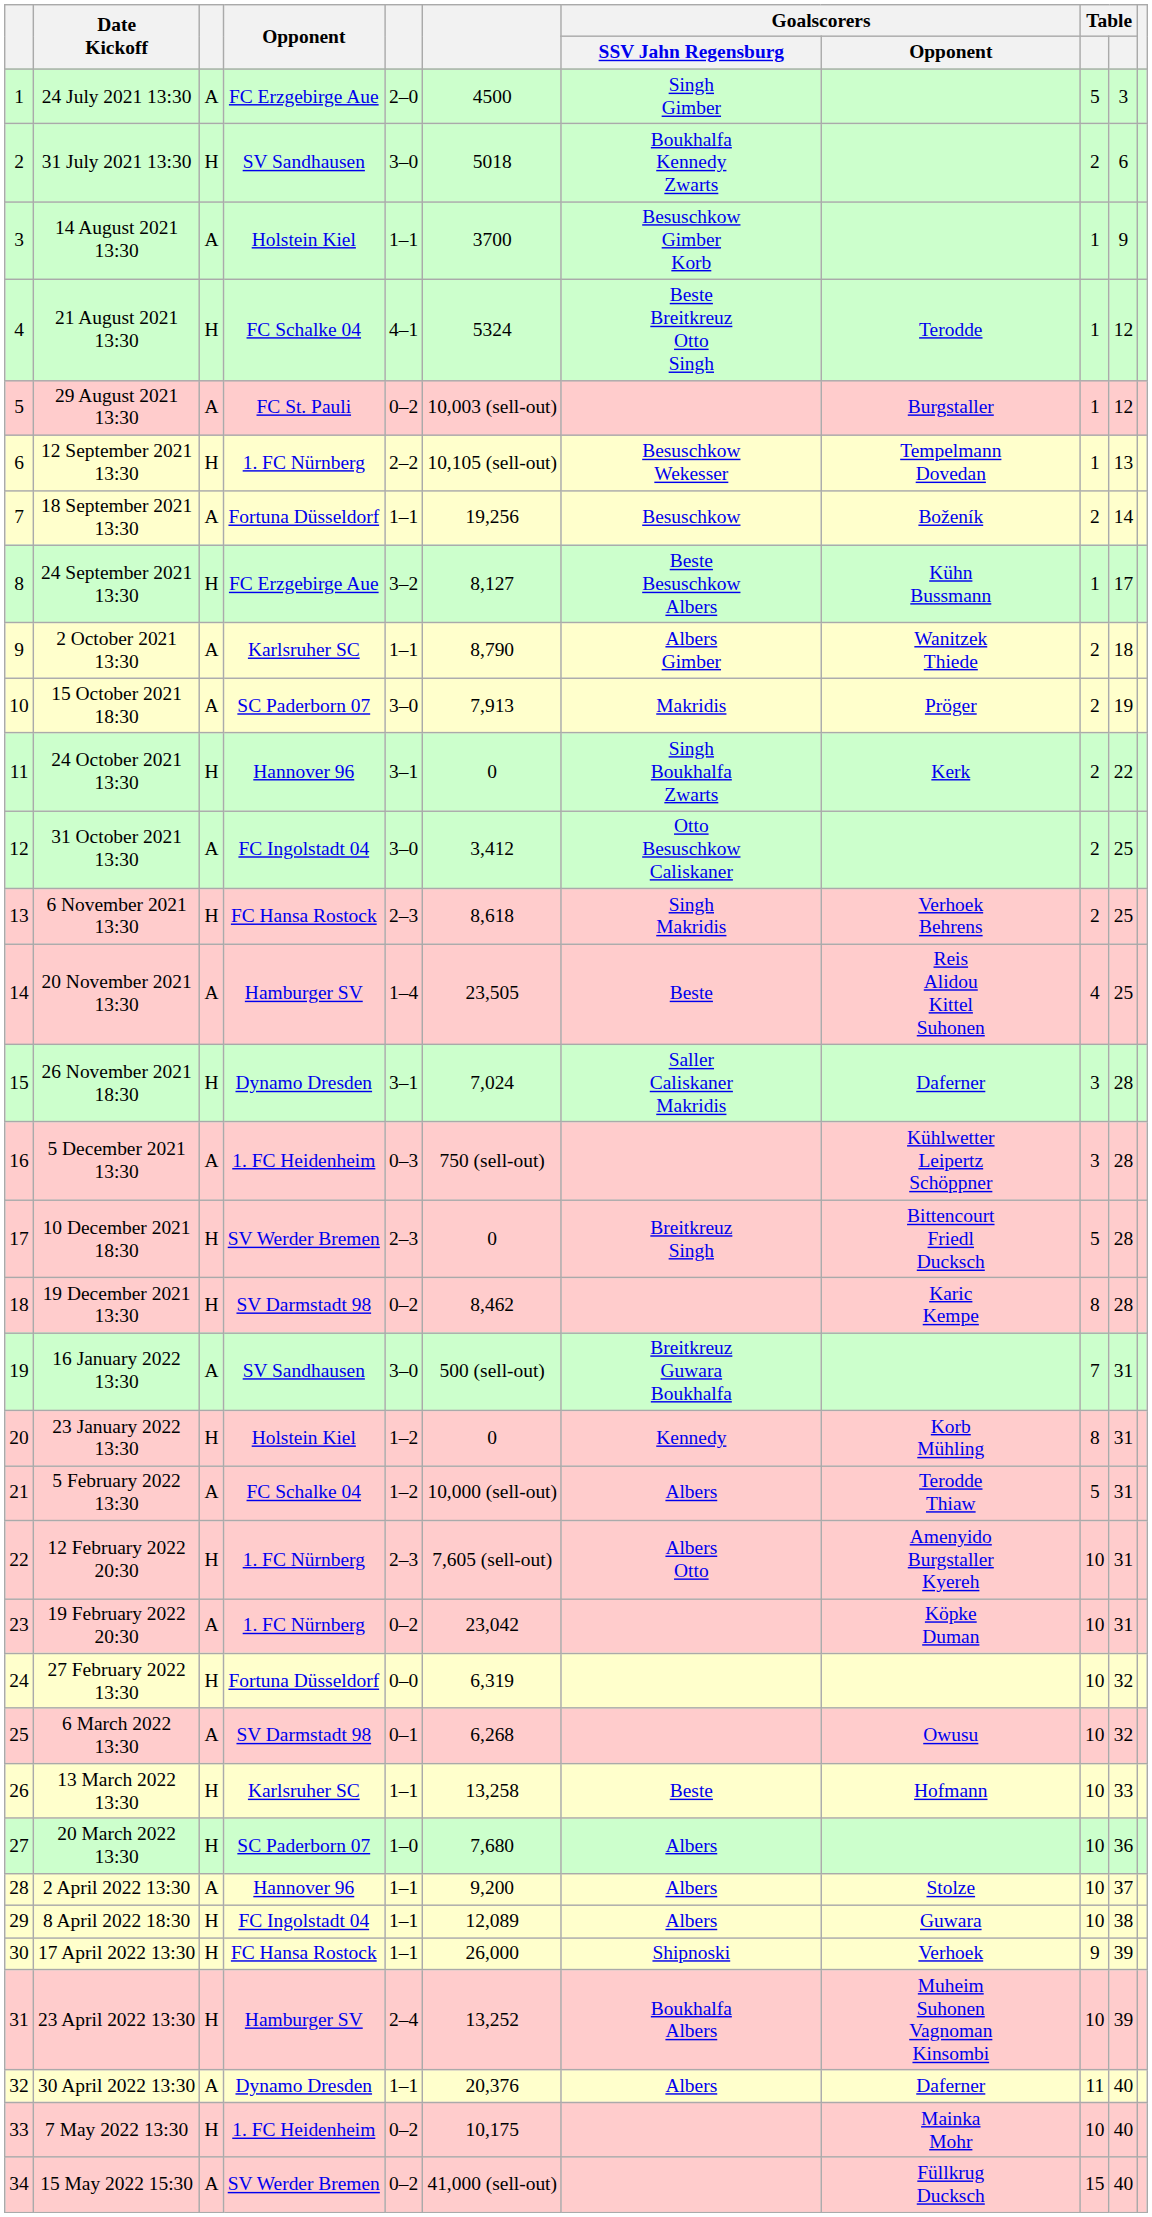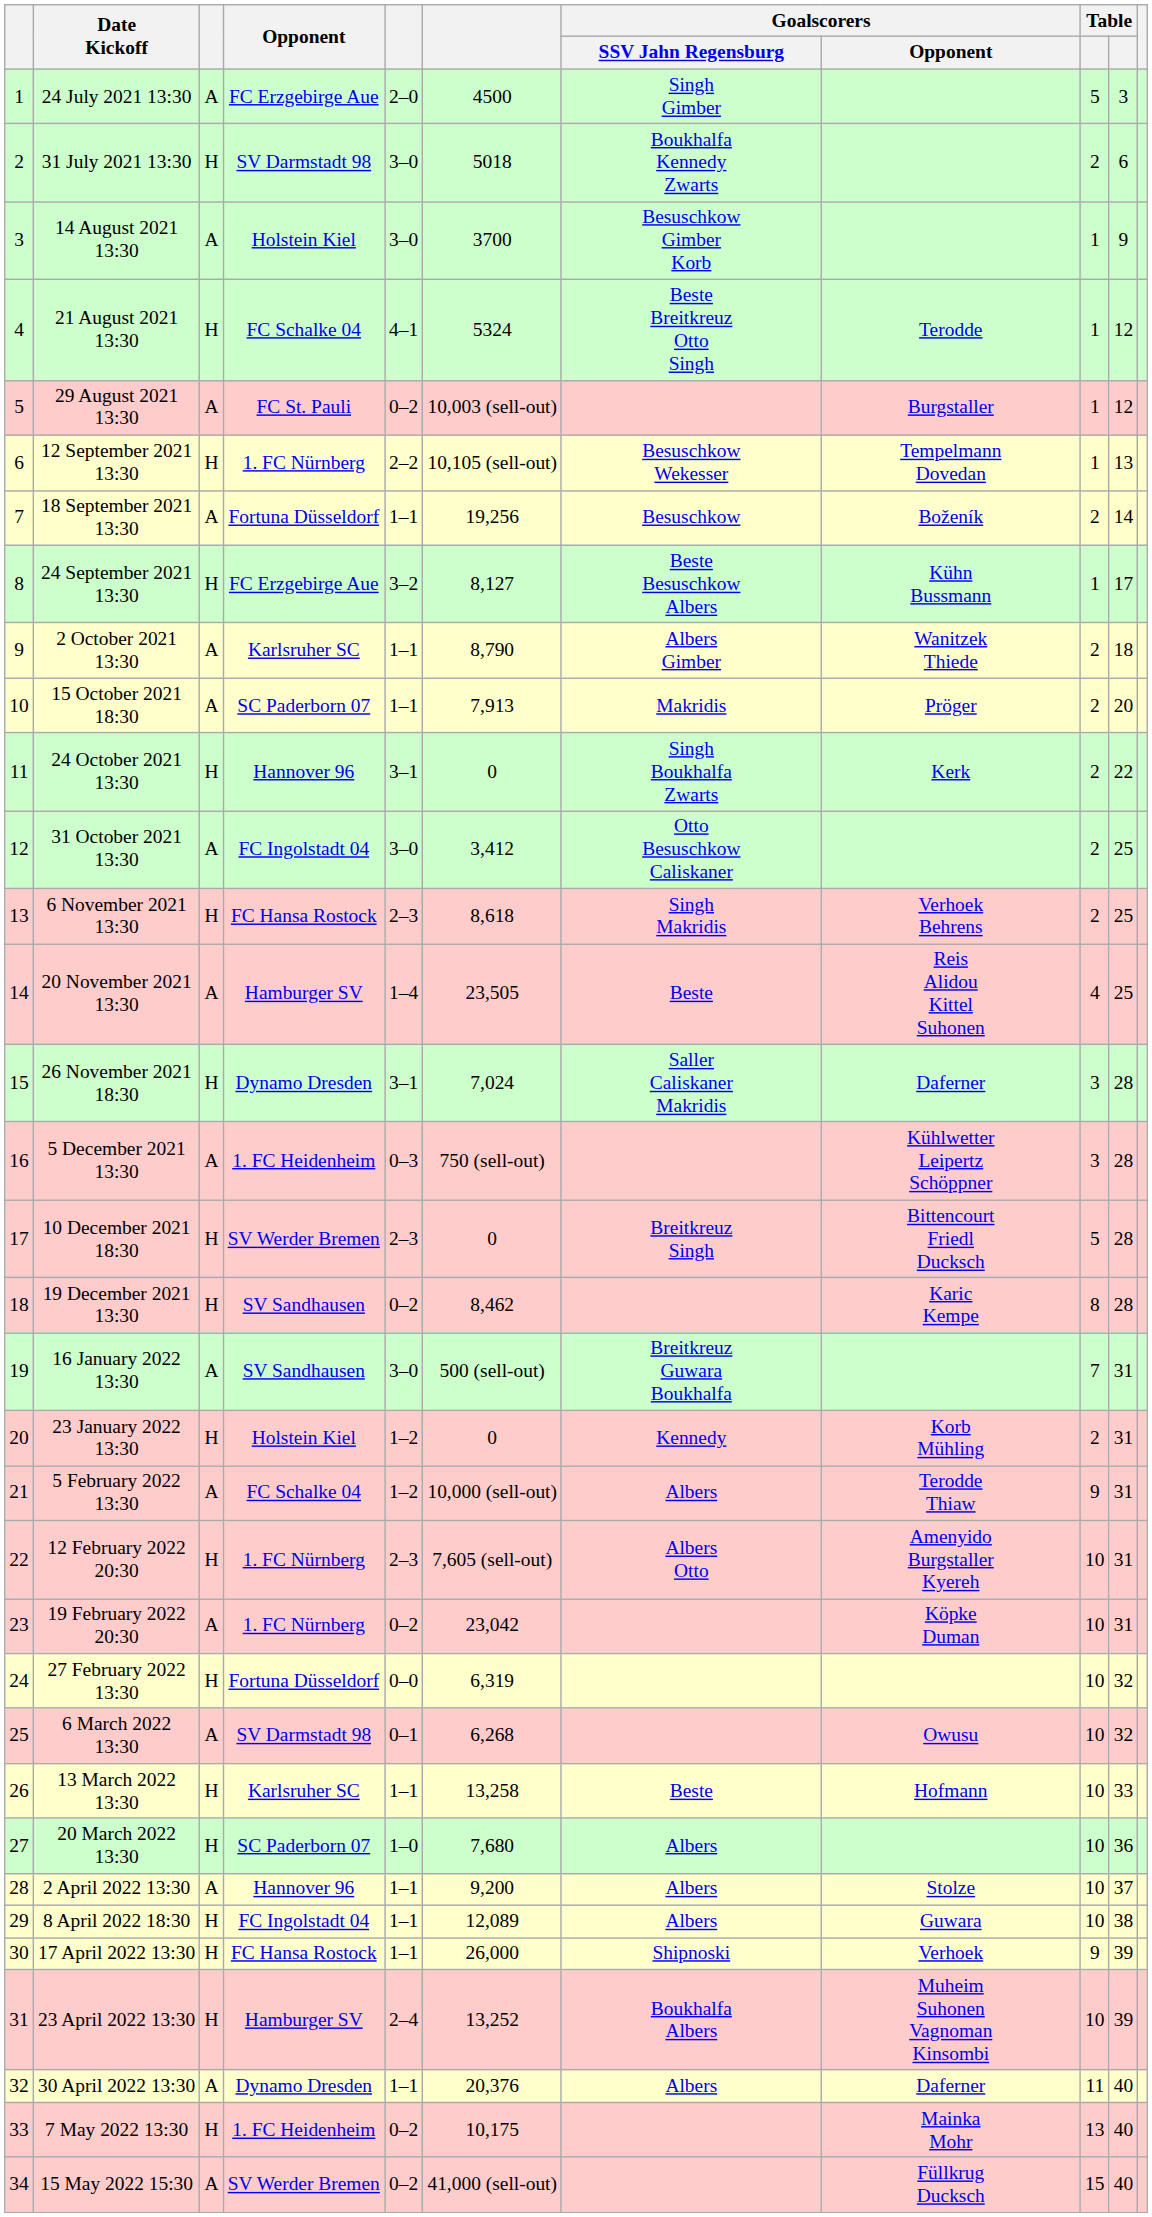(304, 162) SV Sandhausen -> (304, 162) SV Darmstadt 98
(404, 239) 1–1 -> (404, 239) 3–0
(404, 704) 3–0 -> (404, 704) 1–1
(1123, 704) 19 -> (1123, 704) 20
(304, 1304) SV Darmstadt 98 -> (304, 1304) SV Sandhausen
(1095, 1437) 8 -> (1095, 1437) 2
(1095, 1492) 5 -> (1095, 1492) 9
(1095, 2129) 10 -> (1095, 2129) 13
